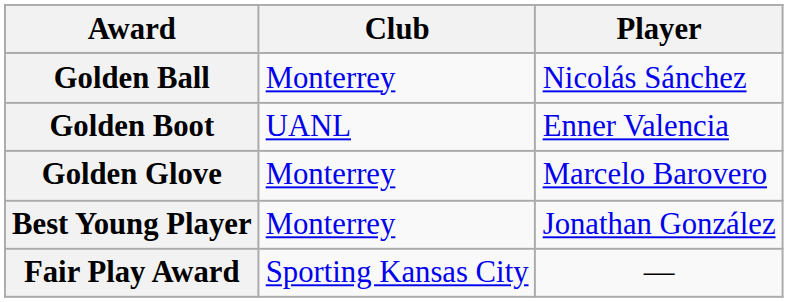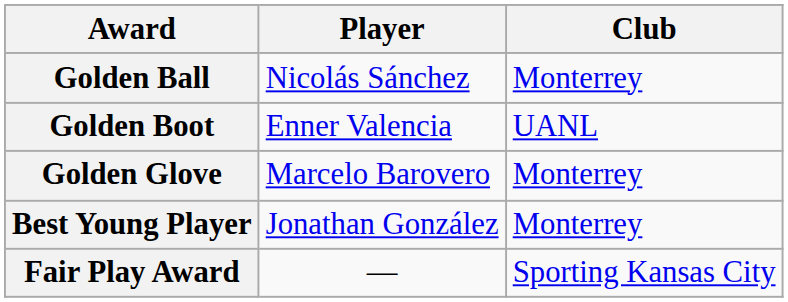columns swapped: (659, 28) <-> (397, 28)
